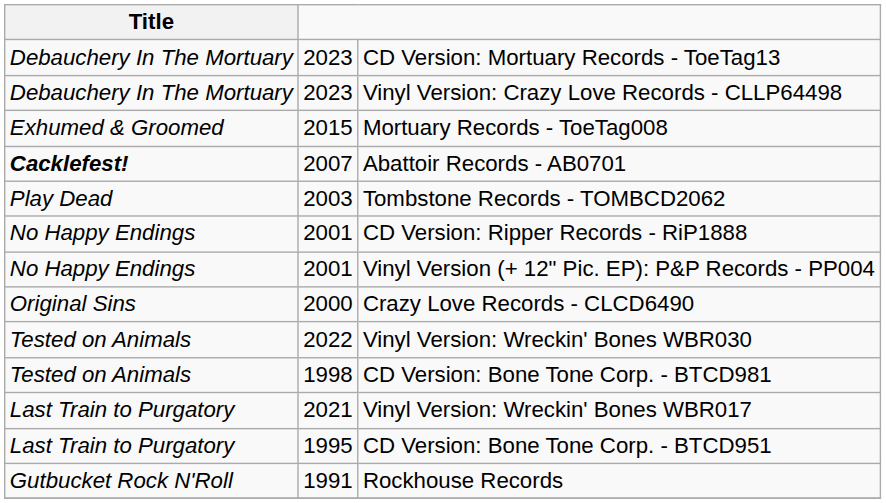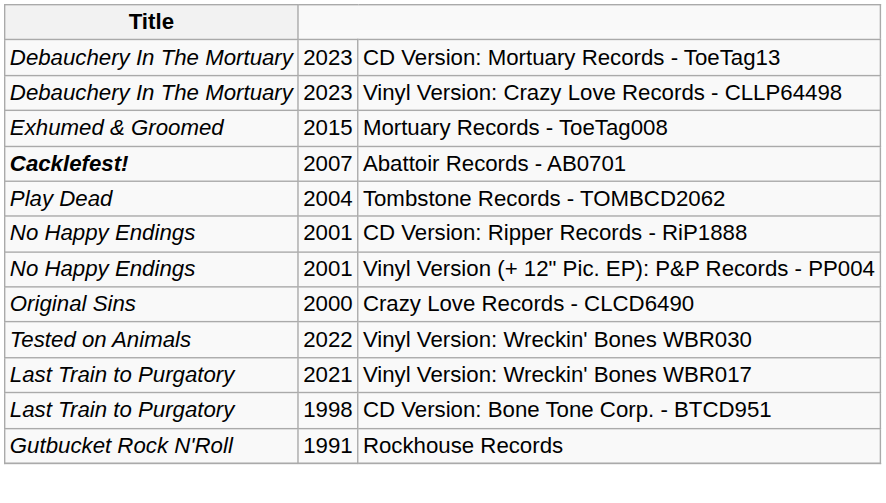(328, 198) 2003 -> (328, 198) 2004
- row: (567, 374)
(328, 445) 1995 -> (328, 410) 1998
